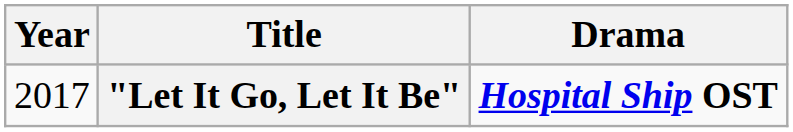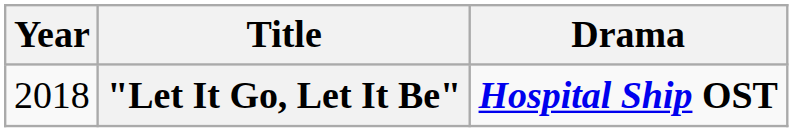(52, 94) 2017 -> (52, 94) 2018
